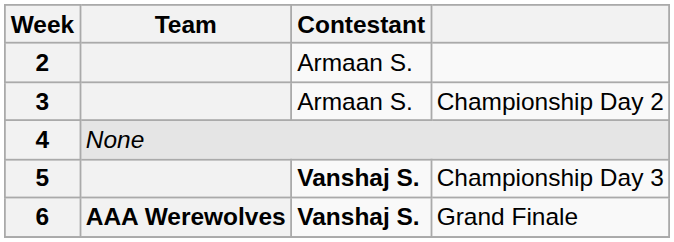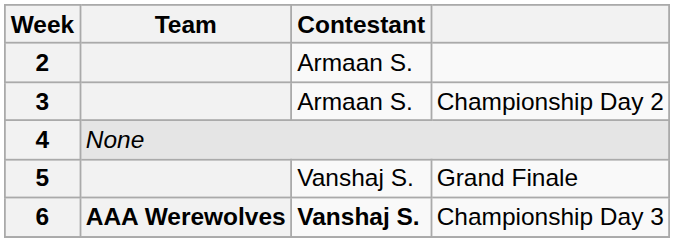(358, 178) bold -> (356, 178) normal
(550, 178) Championship Day 3 -> (507, 178) Grand Finale
(507, 217) Grand Finale -> (550, 217) Championship Day 3
